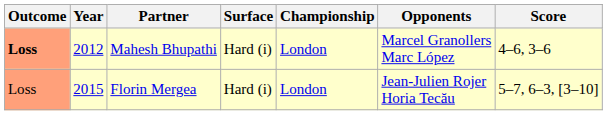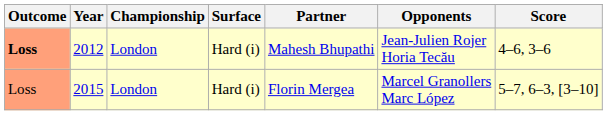columns swapped: (327, 16) <-> (164, 16)
(436, 48) Marcel Granollers Marc López -> (434, 48) Jean-Julien Rojer Horia Tecău
(434, 89) Jean-Julien Rojer Horia Tecău -> (436, 89) Marcel Granollers Marc López
